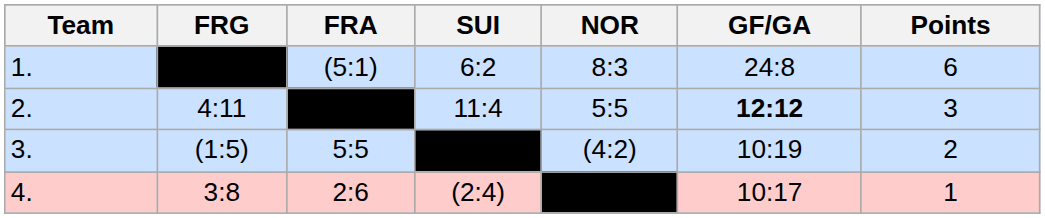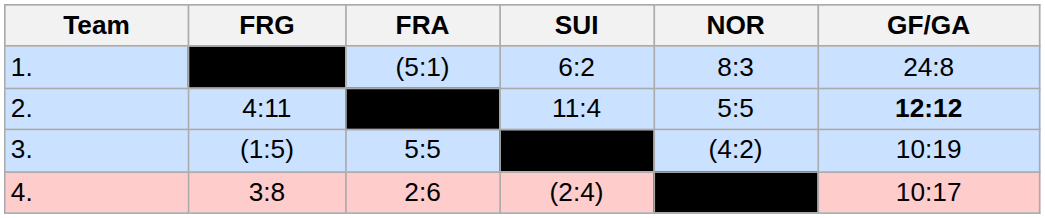- column: (951, 25)
